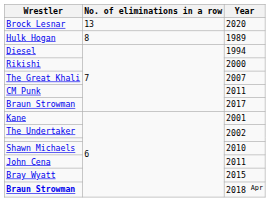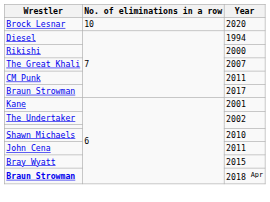(89, 24) 13 -> (89, 24) 10
- row: (31, 38)
